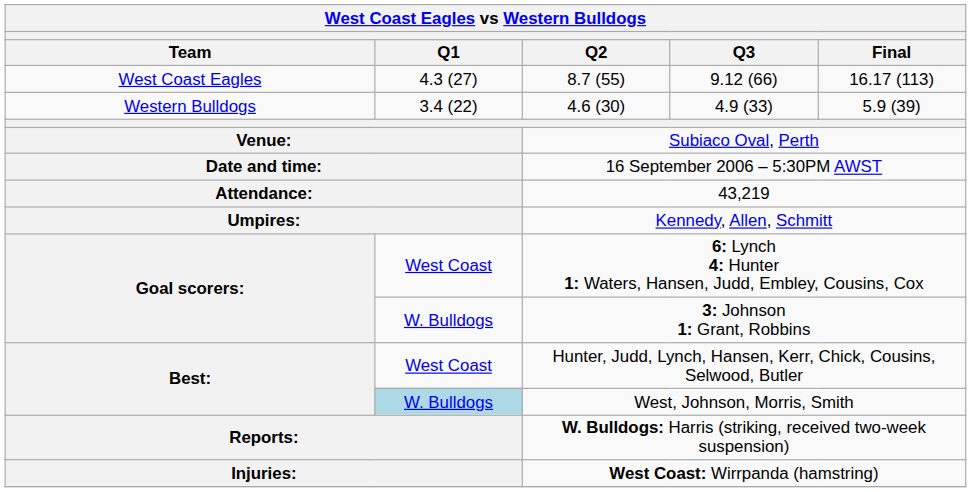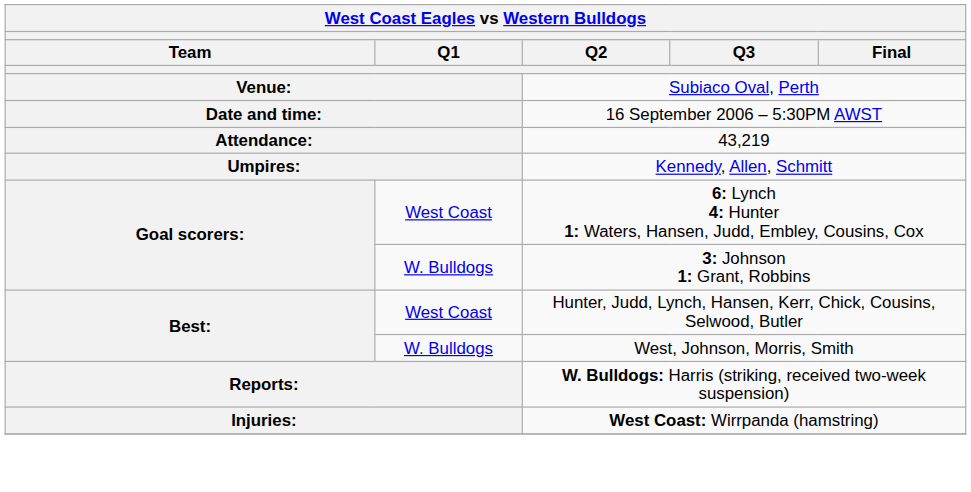- row: (596, 79)
- row: (596, 106)
(449, 402) lightblue background -> (449, 349) no background
